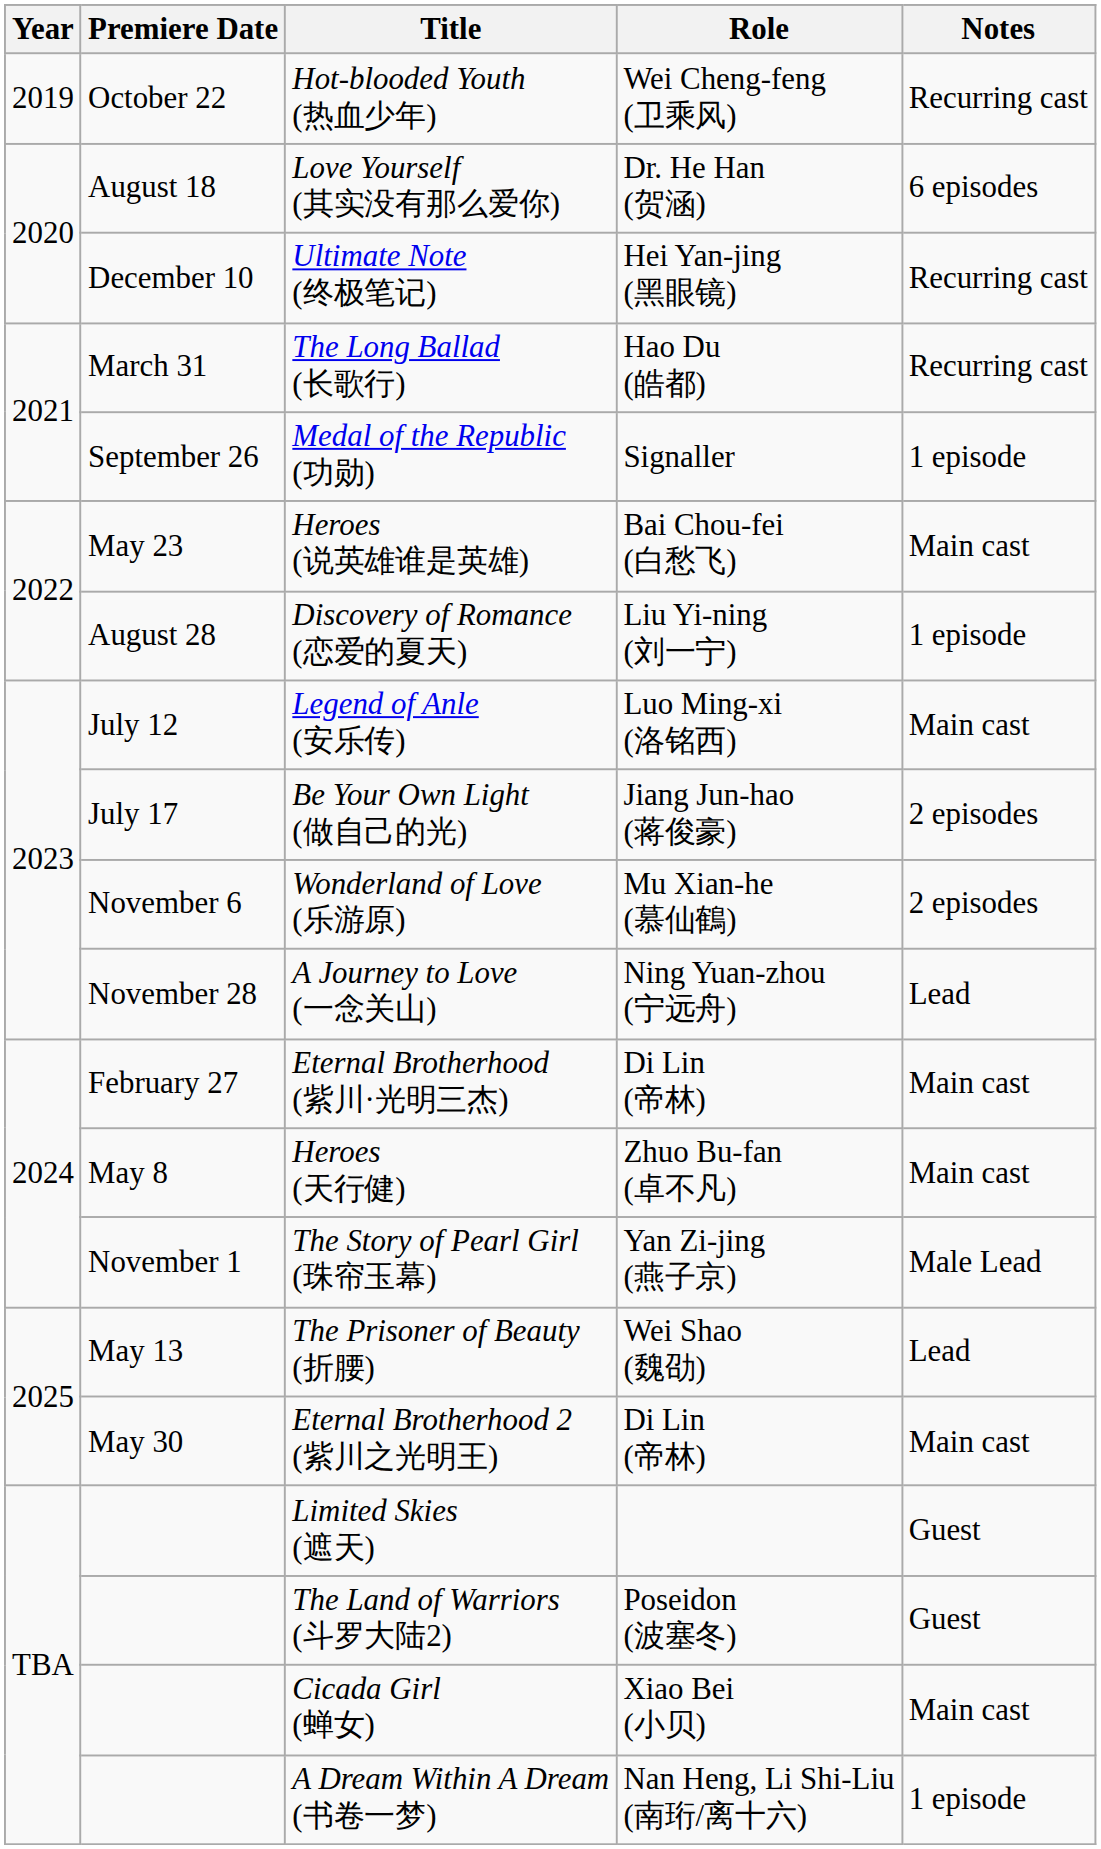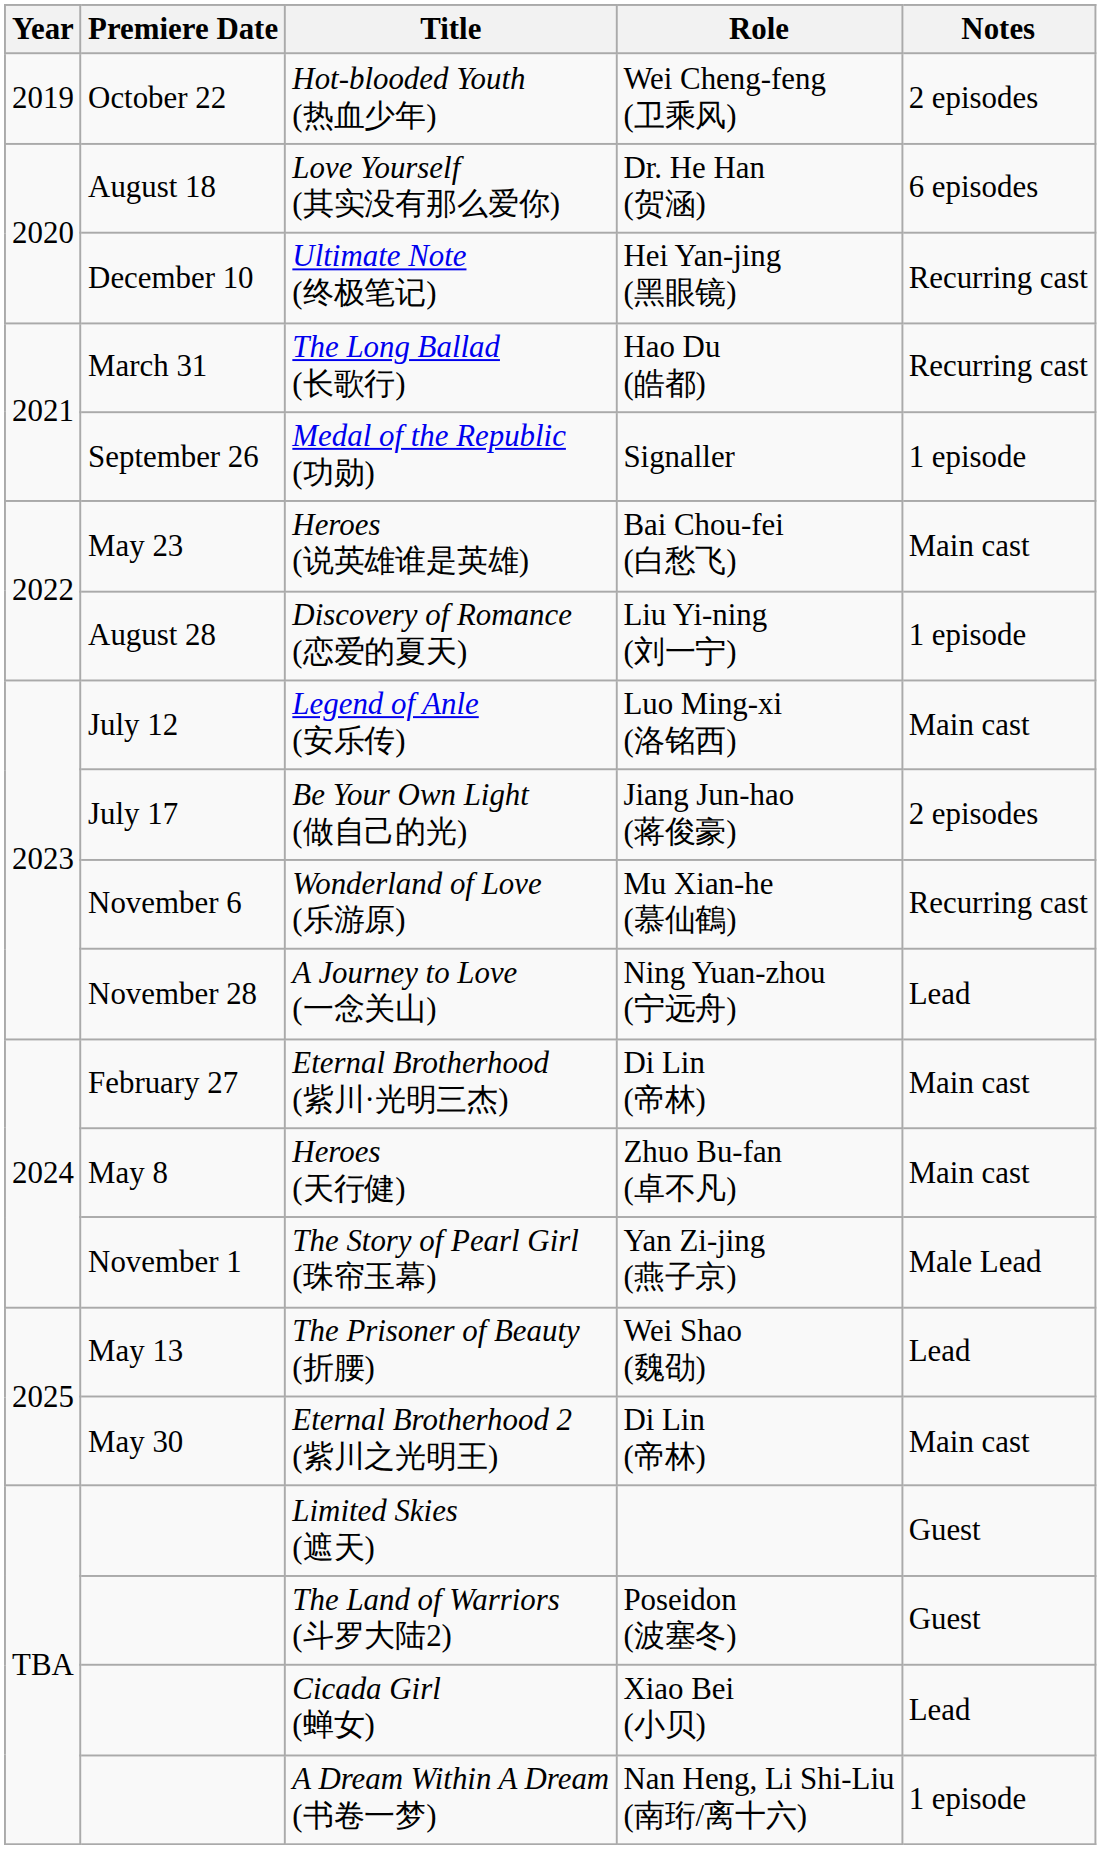(998, 98) Recurring cast -> (973, 98) 2 episodes
(973, 903) 2 episodes -> (998, 903) Recurring cast
(969, 1709) Main cast -> (940, 1709) Lead
